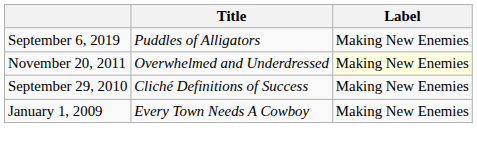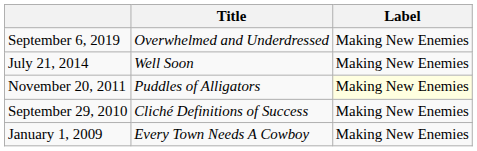(197, 39) Puddles of Alligators -> (232, 39) Overwhelmed and Underdressed
+ row: (48, 63)
(232, 63) Overwhelmed and Underdressed -> (197, 87) Puddles of Alligators
